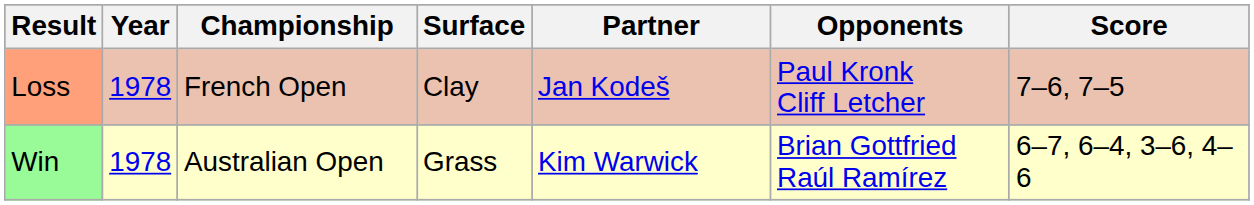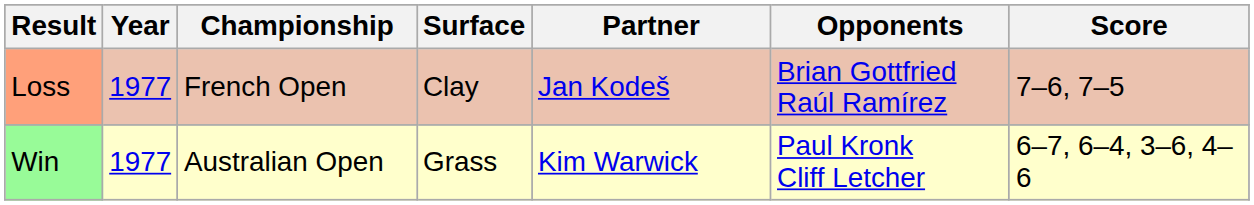(140, 86) 1978 -> (140, 86) 1977
(851, 86) Paul Kronk Cliff Letcher -> (867, 86) Brian Gottfried Raúl Ramírez
(140, 161) 1978 -> (140, 161) 1977
(867, 161) Brian Gottfried Raúl Ramírez -> (851, 161) Paul Kronk Cliff Letcher
